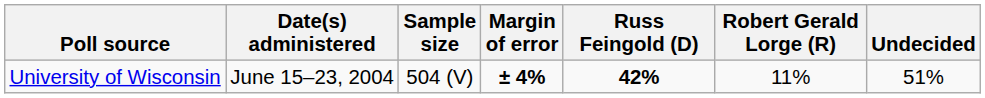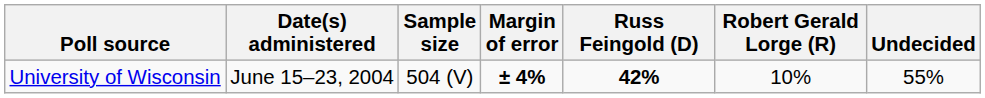(791, 76) 11% -> (791, 76) 10%
(923, 76) 51% -> (923, 76) 55%
